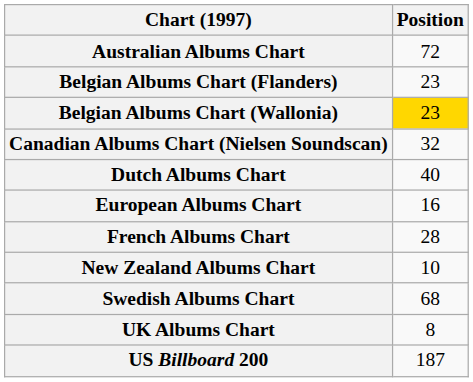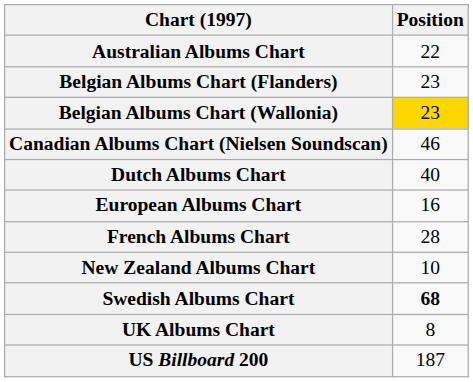(430, 50) 72 -> (430, 50) 22
(430, 143) 32 -> (430, 143) 46
(430, 298) normal -> (430, 298) bold
